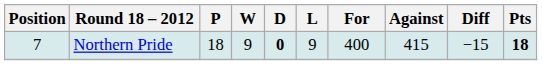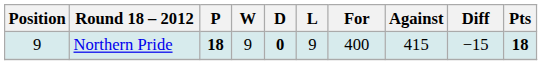(37, 45) 7 -> (37, 45) 9
(216, 45) normal -> (216, 45) bold
